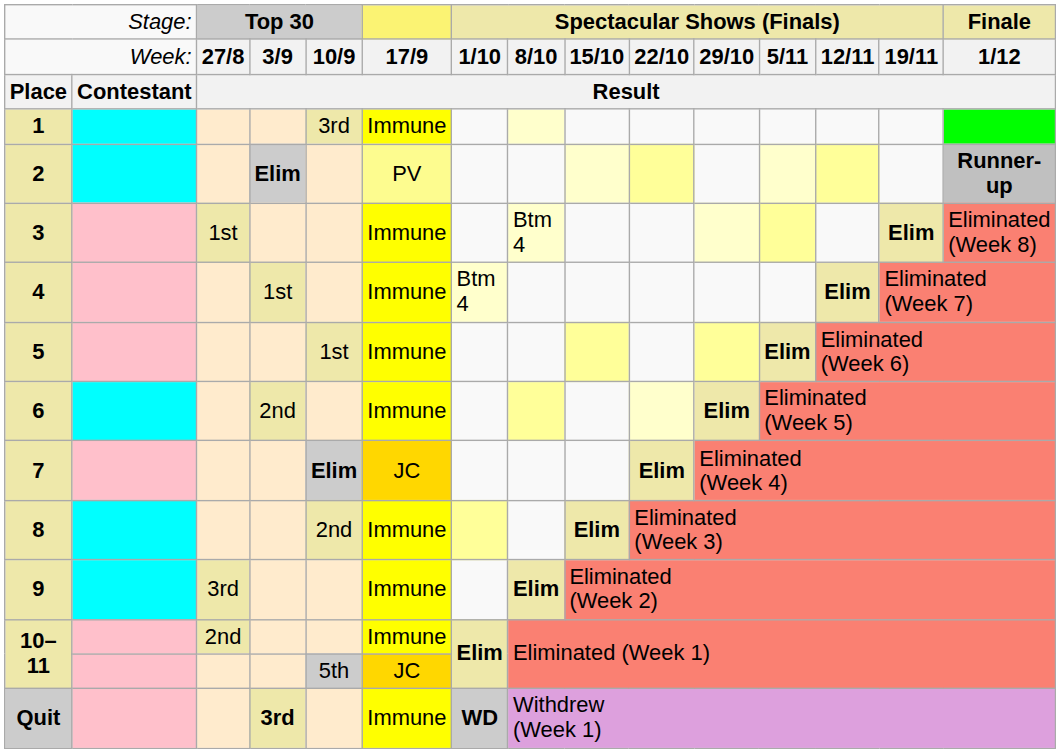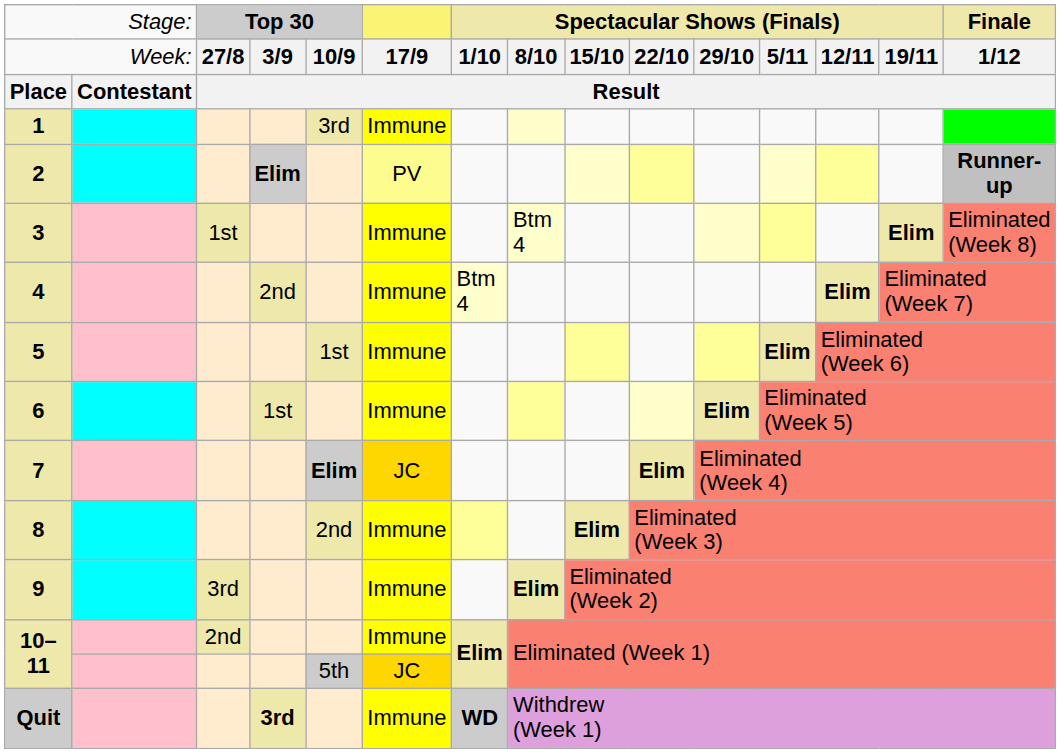(278, 292) 1st -> (278, 292) 2nd
(278, 410) 2nd -> (278, 410) 1st
